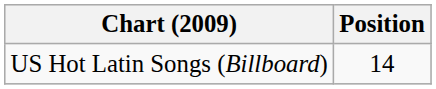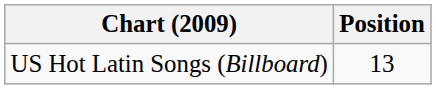(382, 63) 14 -> (382, 63) 13
